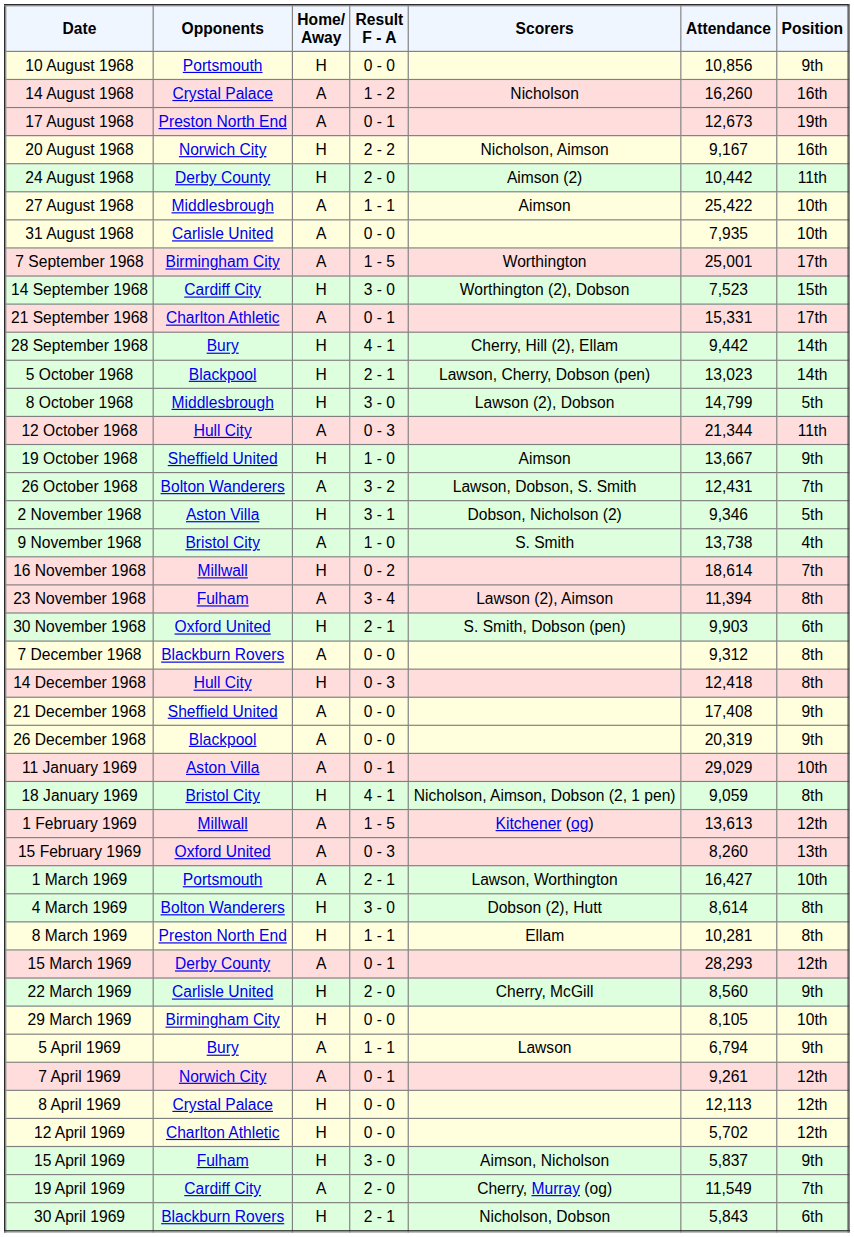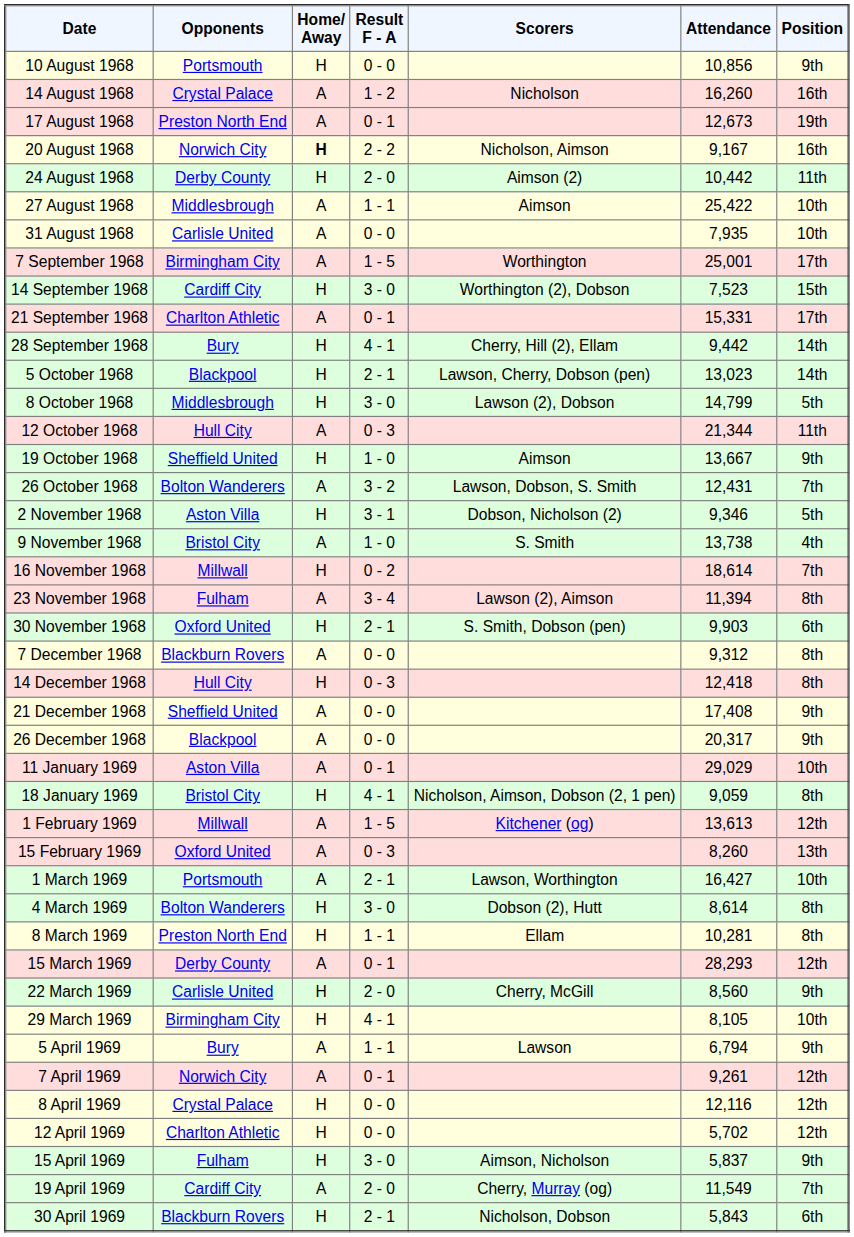(321, 150) normal -> (321, 150) bold
(728, 739) 20,319 -> (728, 739) 20,317
(379, 1020) 0 - 0 -> (379, 1020) 4 - 1
(728, 1104) 12,113 -> (728, 1104) 12,116
